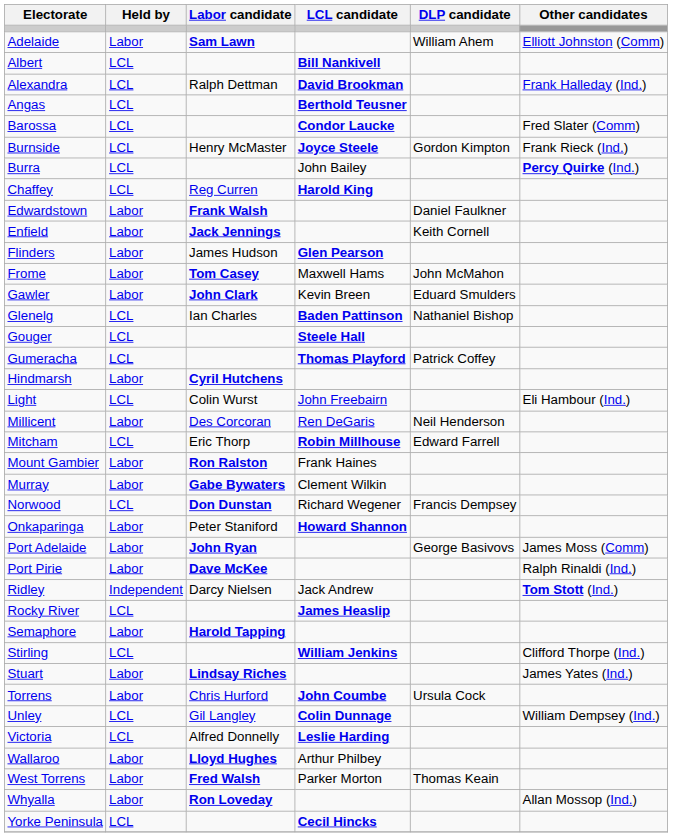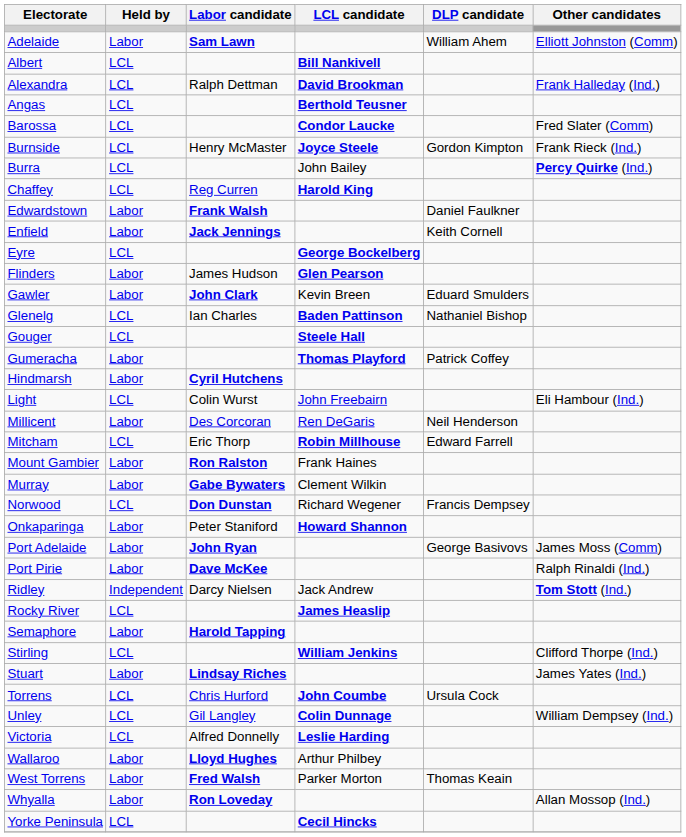+ row: (21, 252)
- row: (27, 273)
(121, 358) LCL -> (126, 358) Labor
(126, 695) Labor -> (121, 695) LCL
